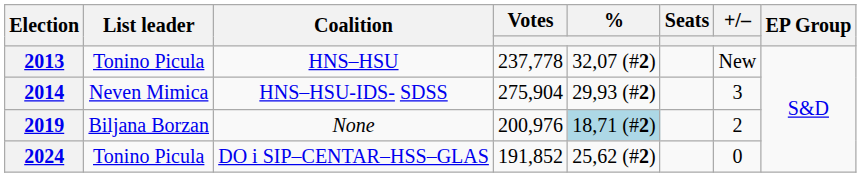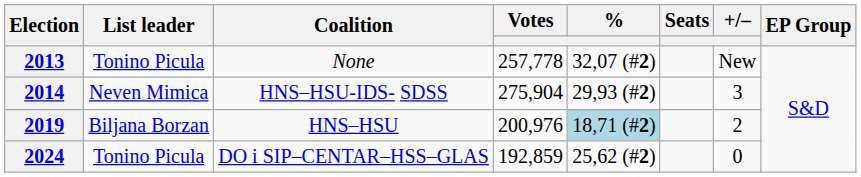(354, 61) HNS–HSU -> (354, 61) None
(531, 61) 237,778 -> (531, 61) 257,778
(354, 124) None -> (354, 124) HNS–HSU
(531, 156) 191,852 -> (531, 156) 192,859
